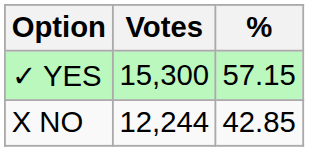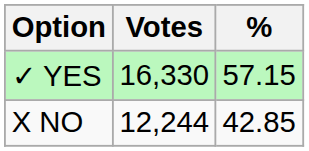(164, 75) 15,300 -> (164, 75) 16,330
